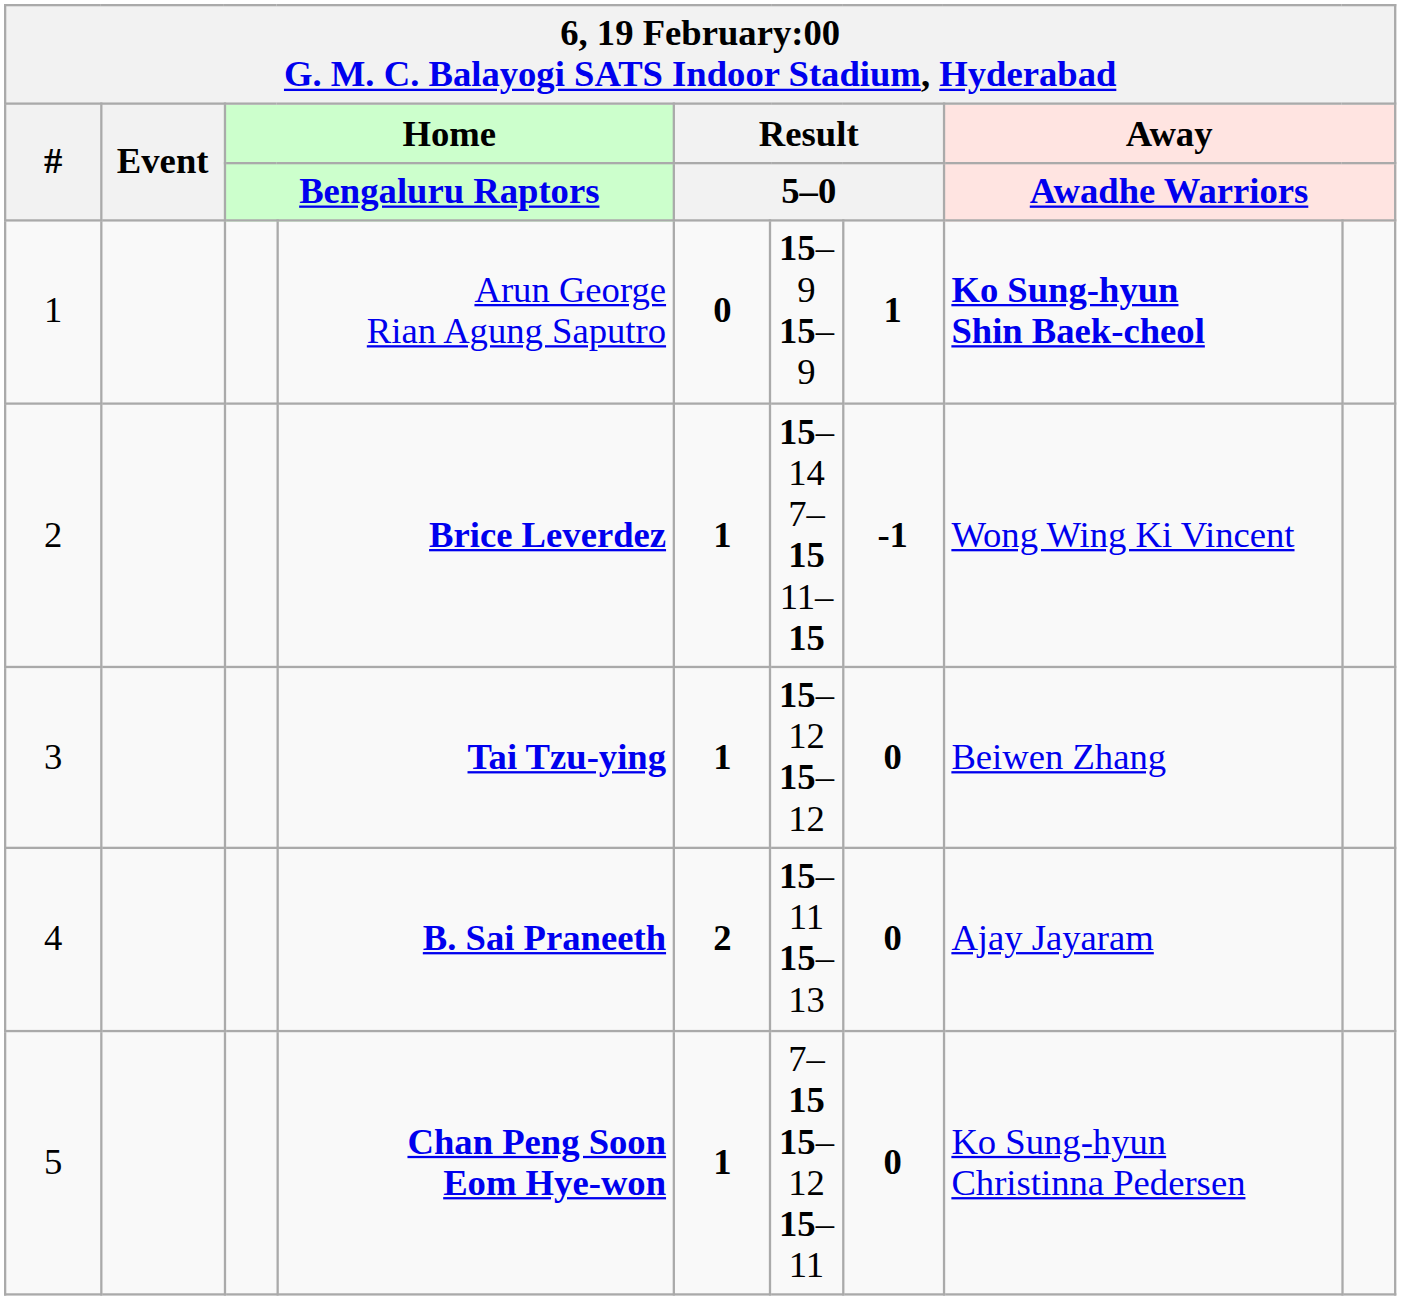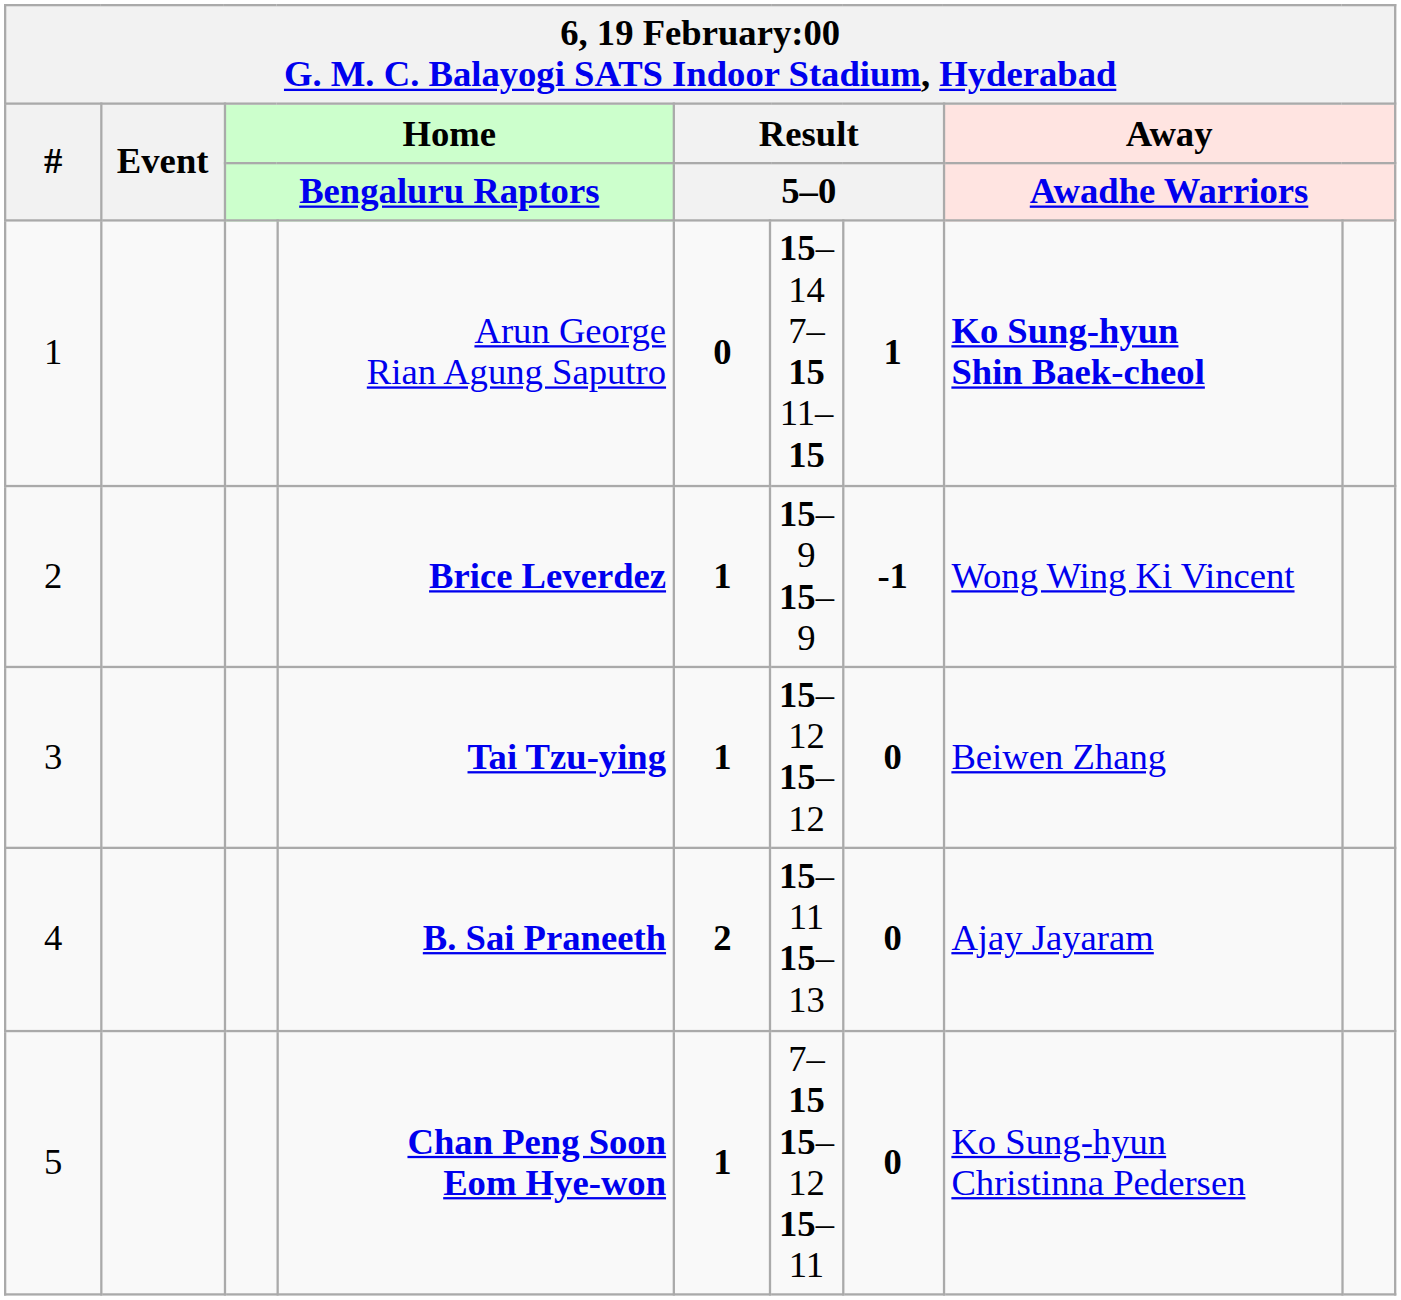(806, 310) 15–9 15–9 -> (806, 352) 15–14 7–15 11–15
(806, 533) 15–14 7–15 11–15 -> (806, 575) 15–9 15–9
